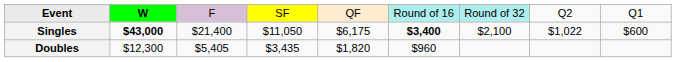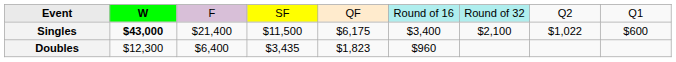(282, 31) $11,050 -> (282, 31) $11,500
(424, 31) bold -> (424, 31) normal
(212, 49) $5,405 -> (212, 49) $6,400
(353, 49) $1,820 -> (353, 49) $1,823
